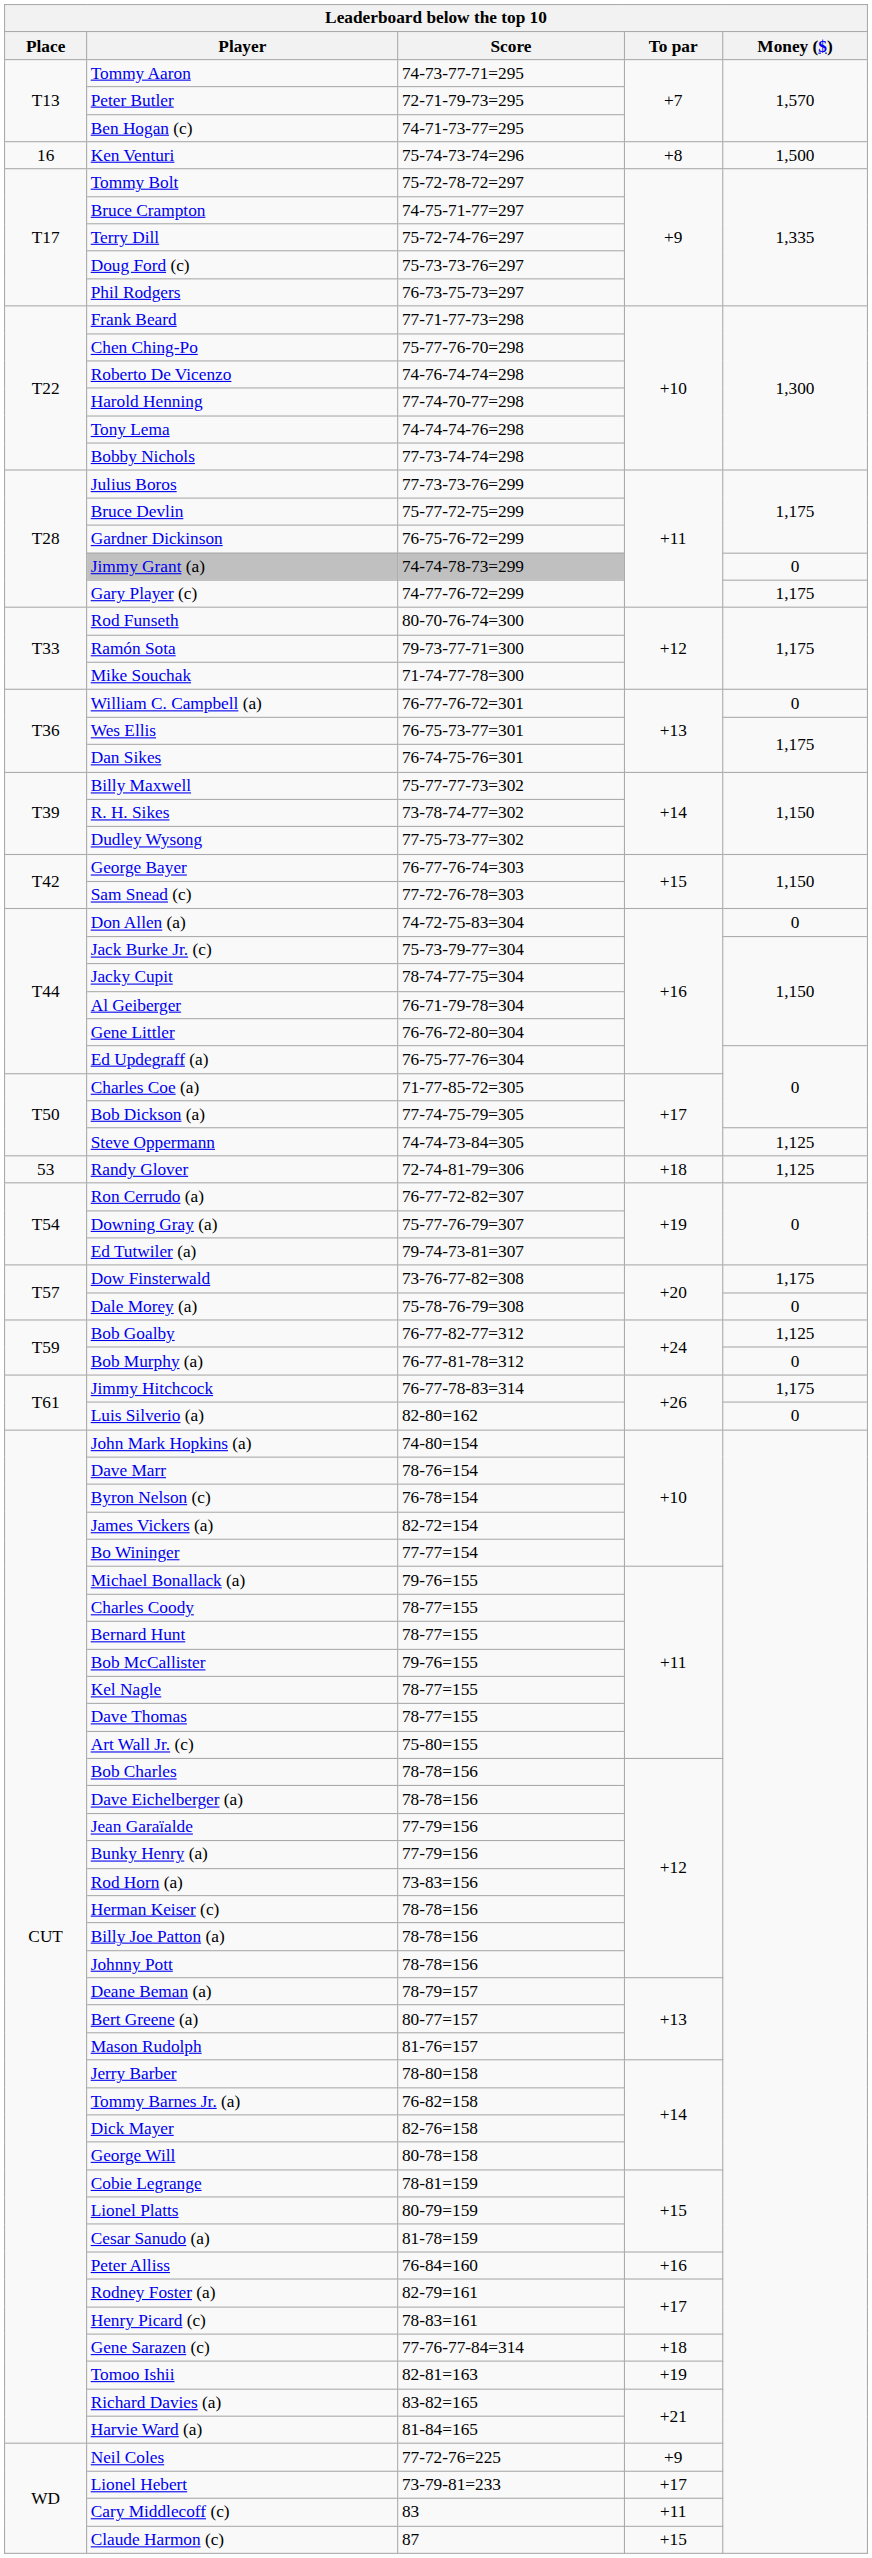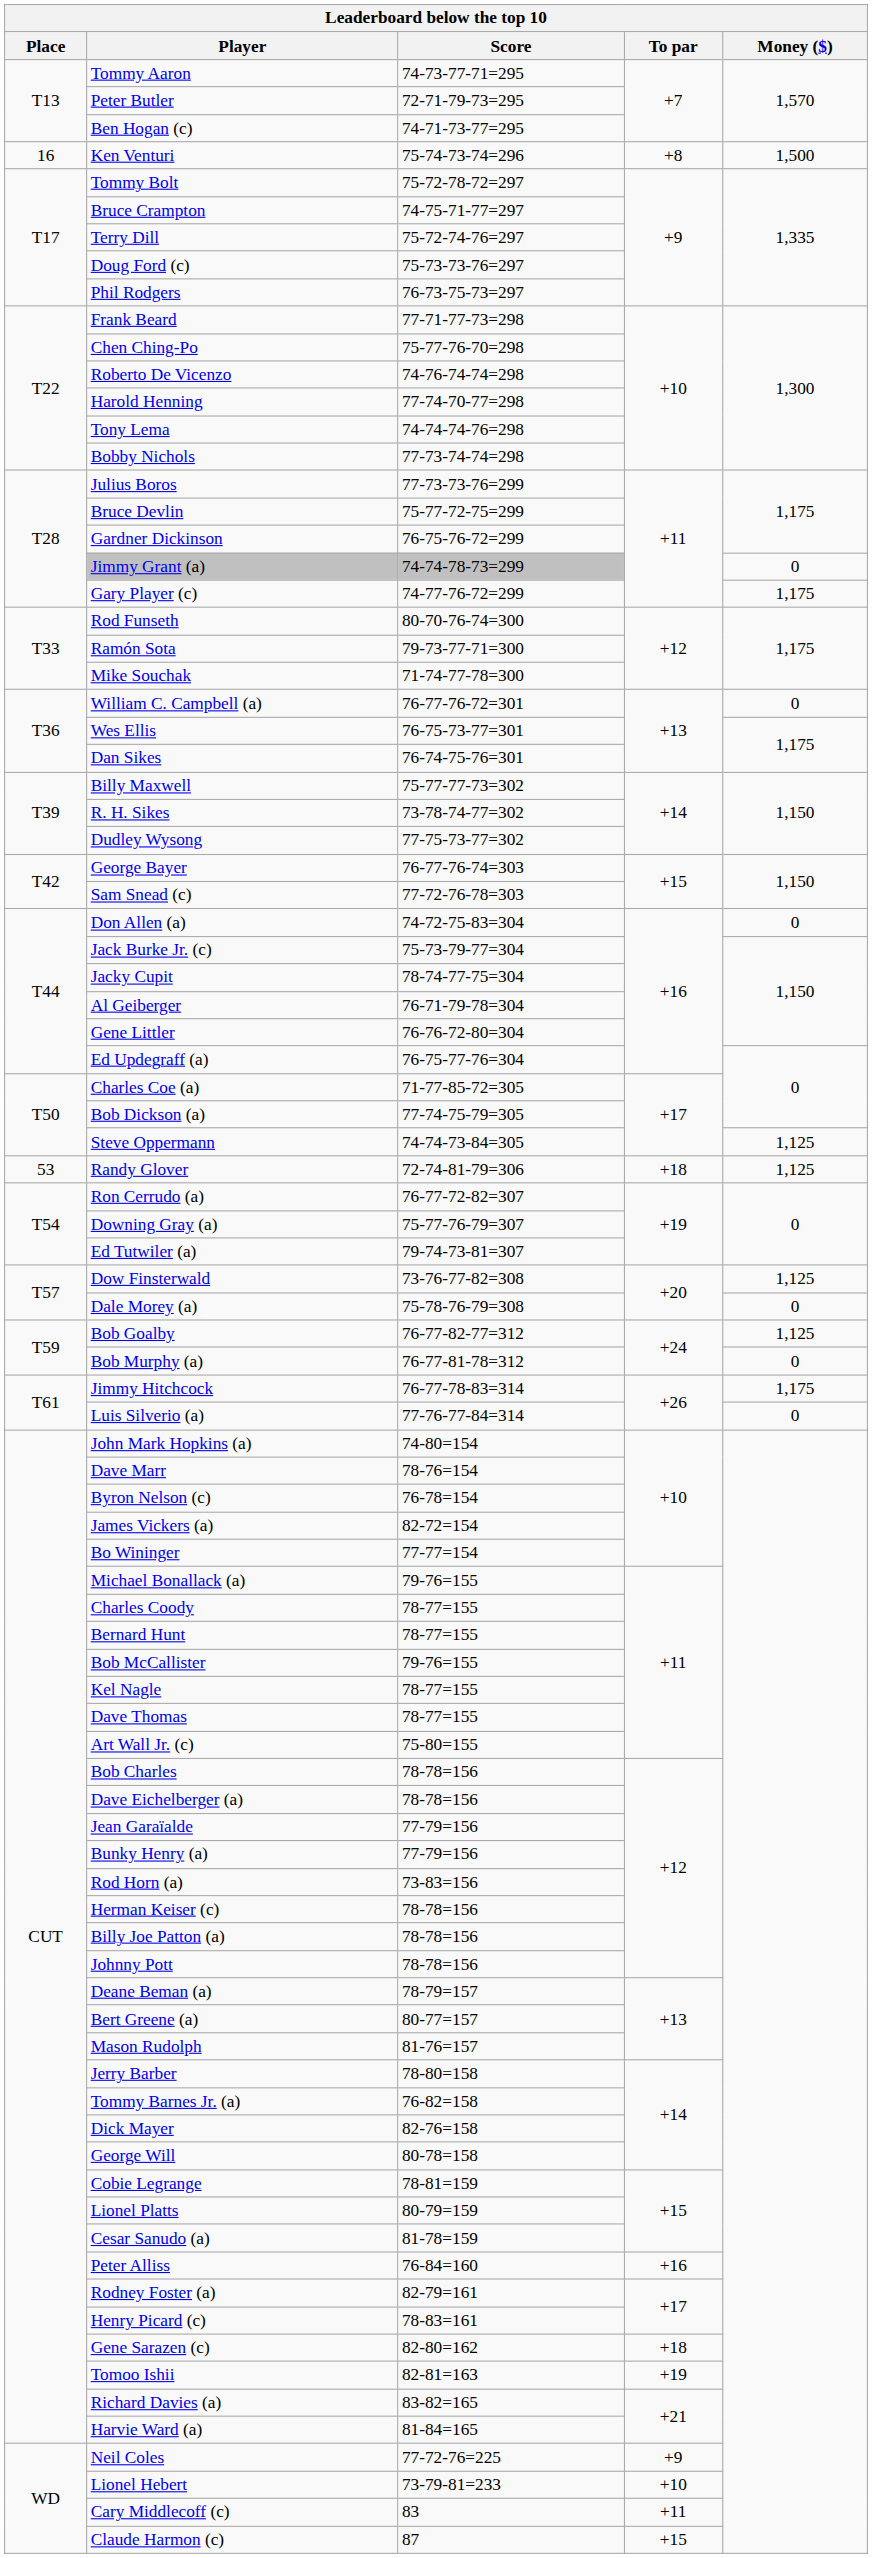(795, 1278) 1,175 -> (795, 1278) 1,125
(440, 1415) 82-80=162 -> (463, 1415) 77-76-77-84=314
(463, 2347) 77-76-77-84=314 -> (440, 2347) 82-80=162
(673, 2484) +17 -> (673, 2484) +10
